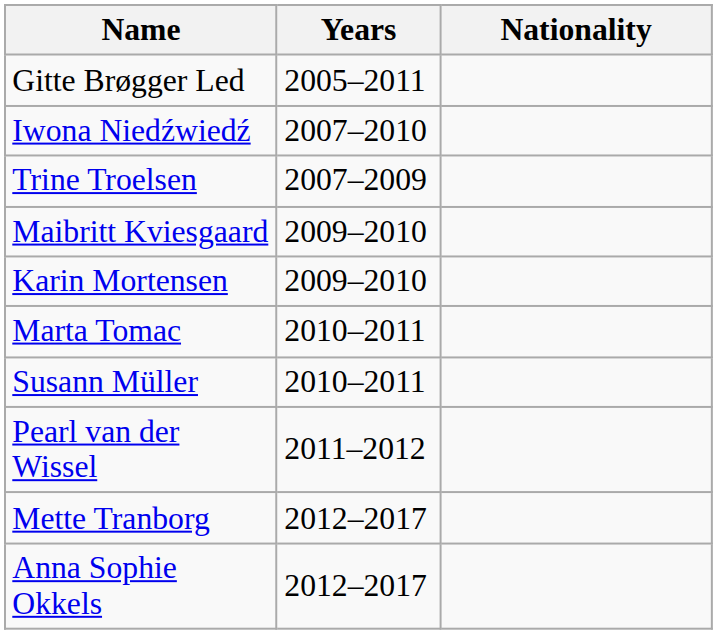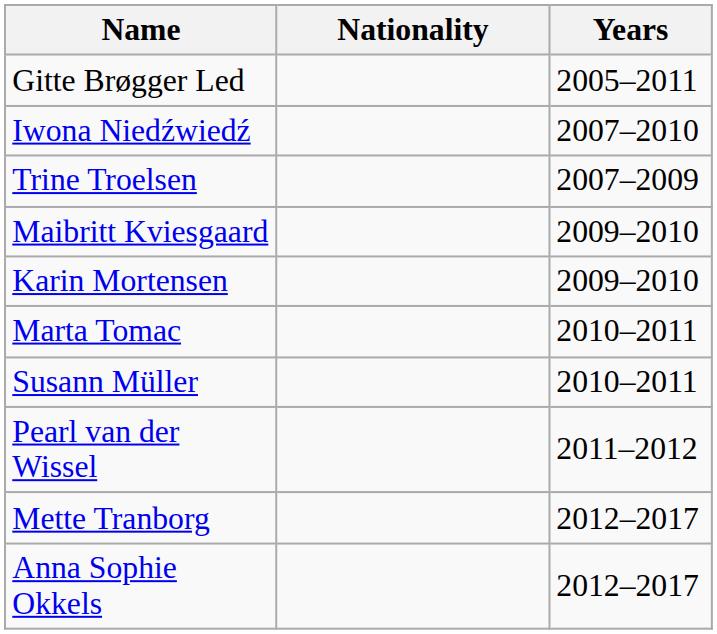columns swapped: (576, 29) <-> (359, 29)
